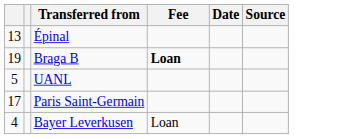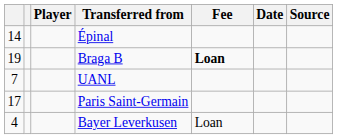+ column: (53, 15)
(14, 36) 13 -> (14, 36) 14
(14, 79) 5 -> (14, 79) 7
